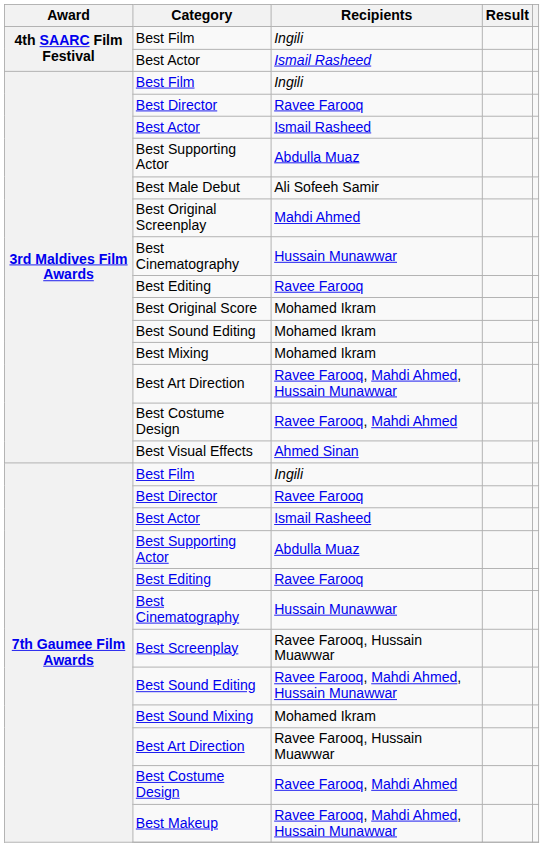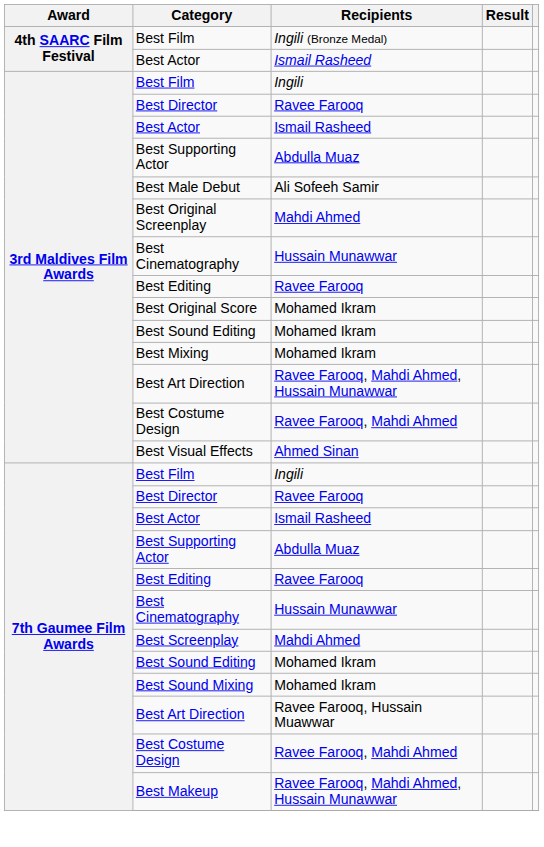(289, 37) Ingili -> (331, 37) Ingili (Bronze Medal)
(348, 648) Ravee Farooq, Hussain Muawwar -> (317, 640) Mahdi Ahmed
(368, 686) Ravee Farooq, Mahdi Ahmed, Hussain Munawwar -> (325, 662) Mohamed Ikram
